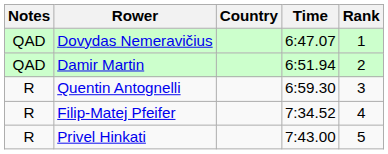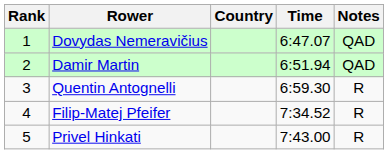columns swapped: (361, 16) <-> (29, 16)
